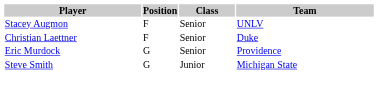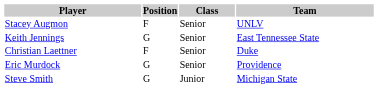+ row: (34, 37)
